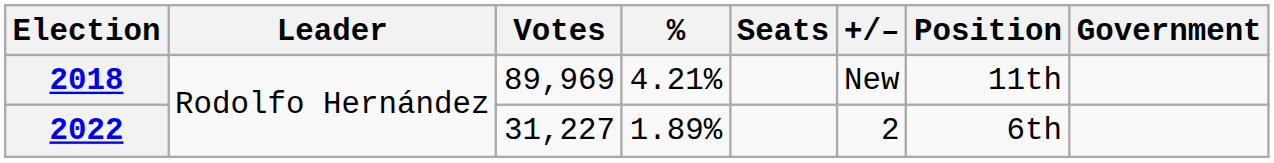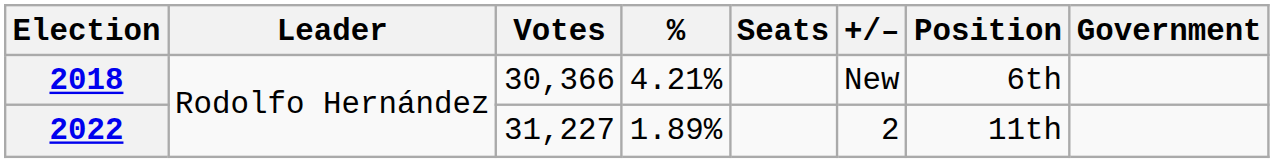(560, 81) 89,969 -> (560, 81) 30,366
(1025, 81) 11th -> (1034, 81) 6th
(1034, 131) 6th -> (1025, 131) 11th
